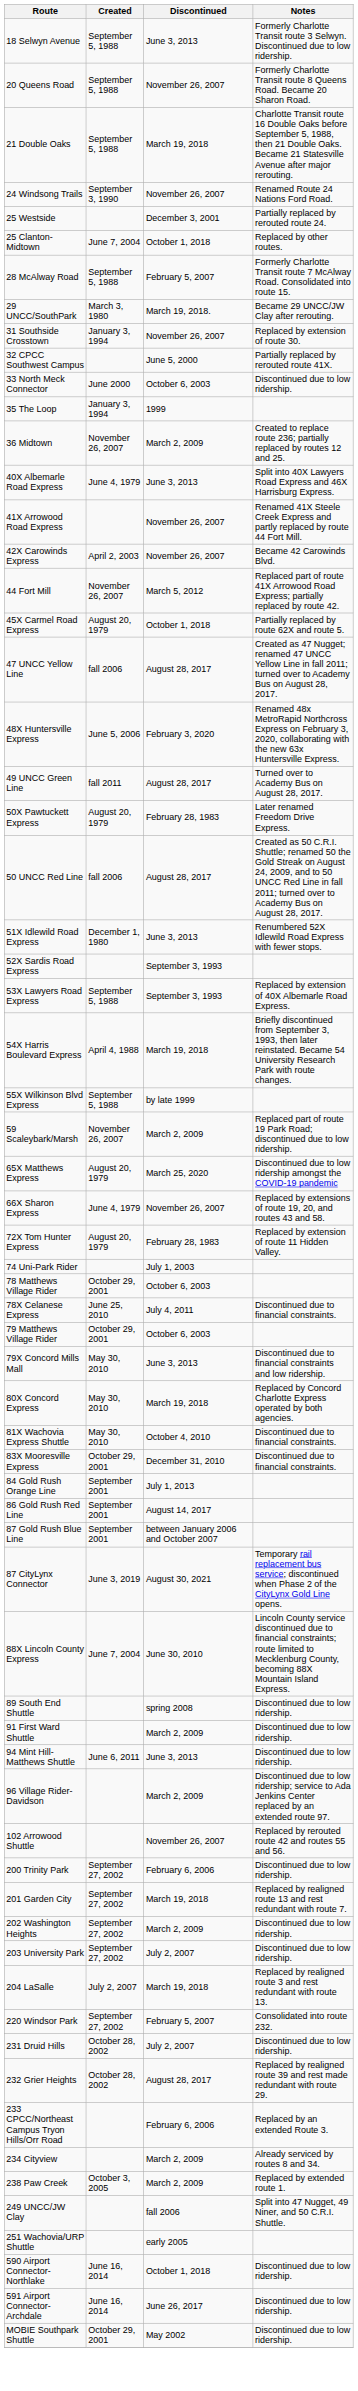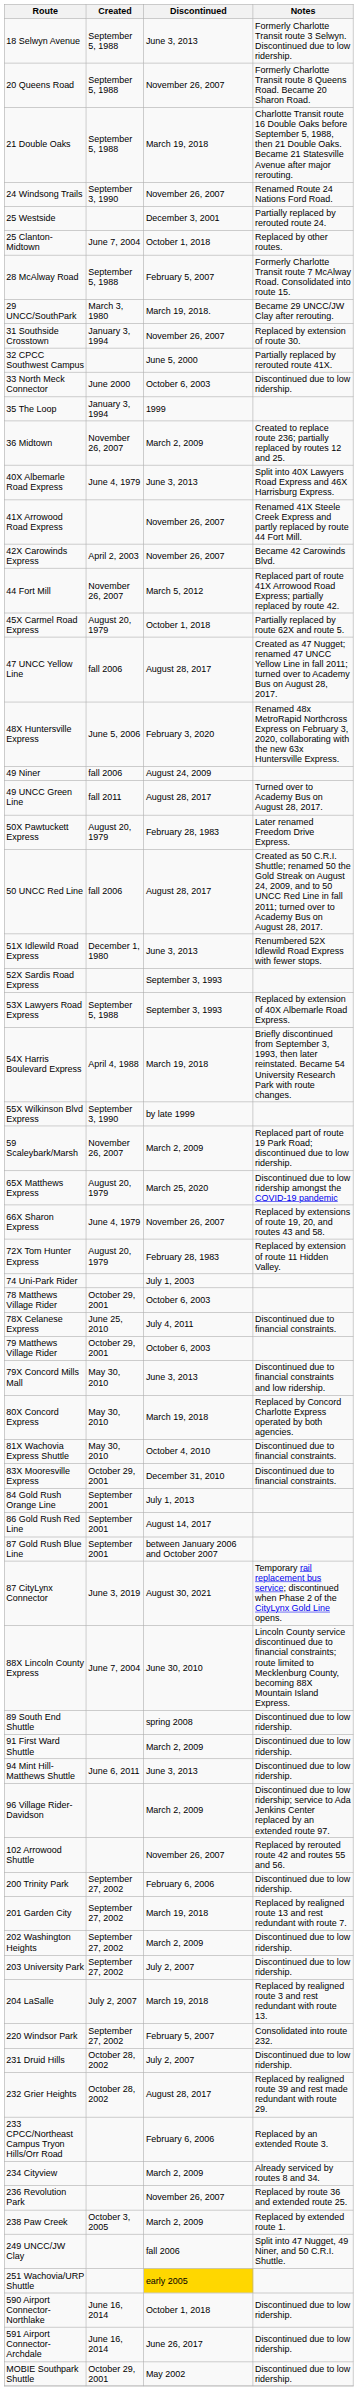+ row: (23, 773)
(110, 1099) September 5, 1988 -> (110, 1114) September 3, 1990
+ row: (36, 2197)
(167, 2242) no background -> (167, 2280) gold background
